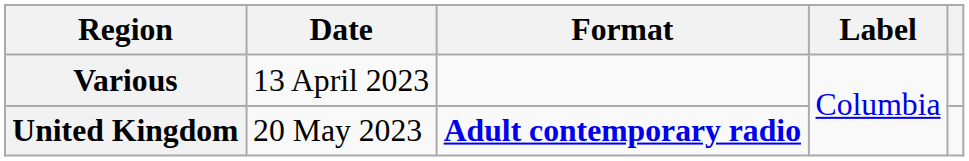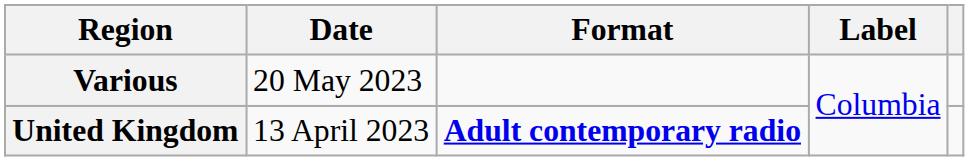(341, 79) 13 April 2023 -> (338, 79) 20 May 2023
(338, 130) 20 May 2023 -> (341, 130) 13 April 2023
